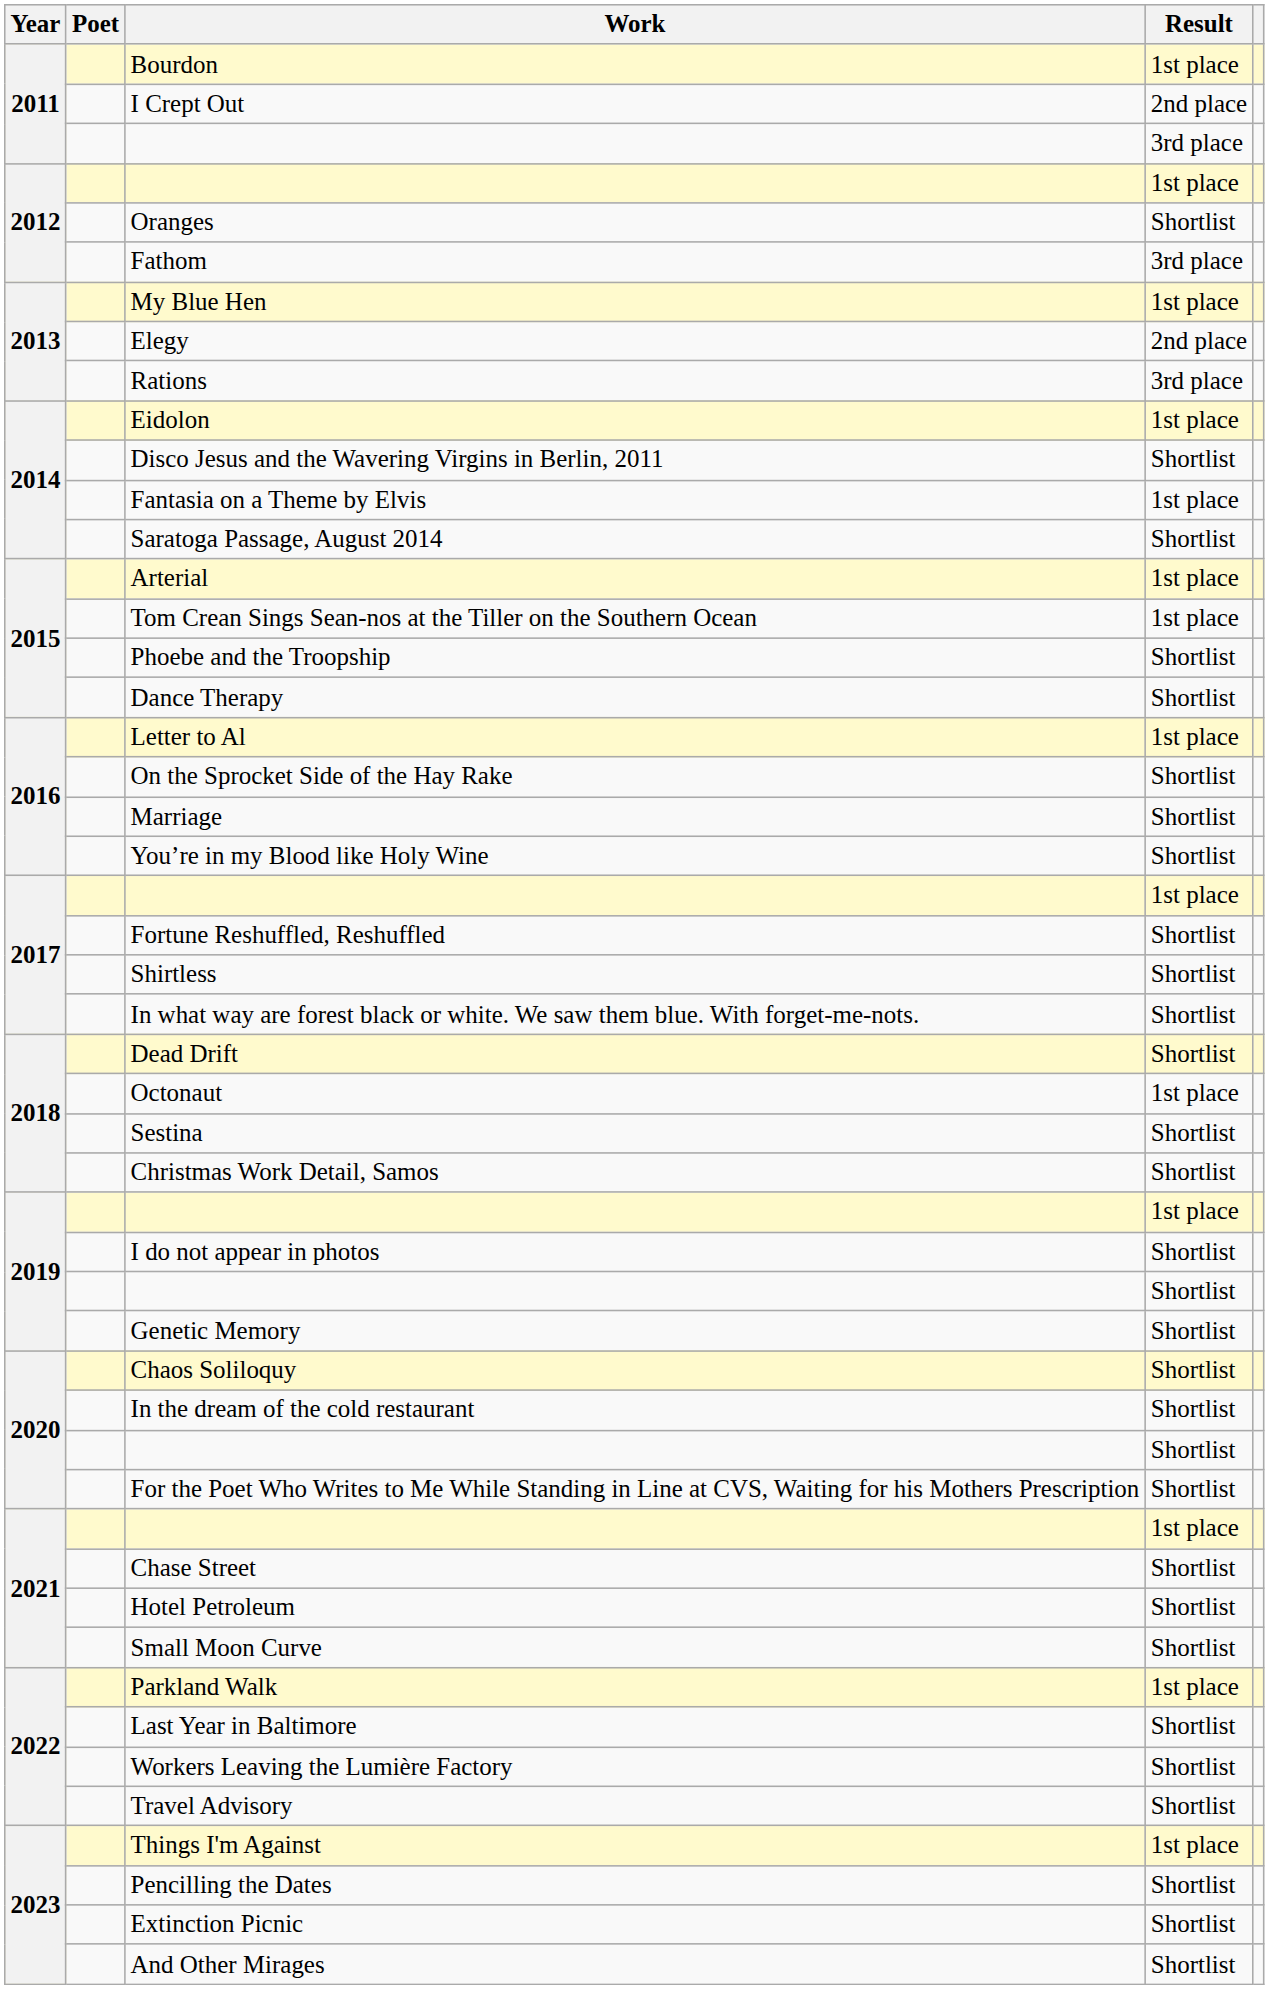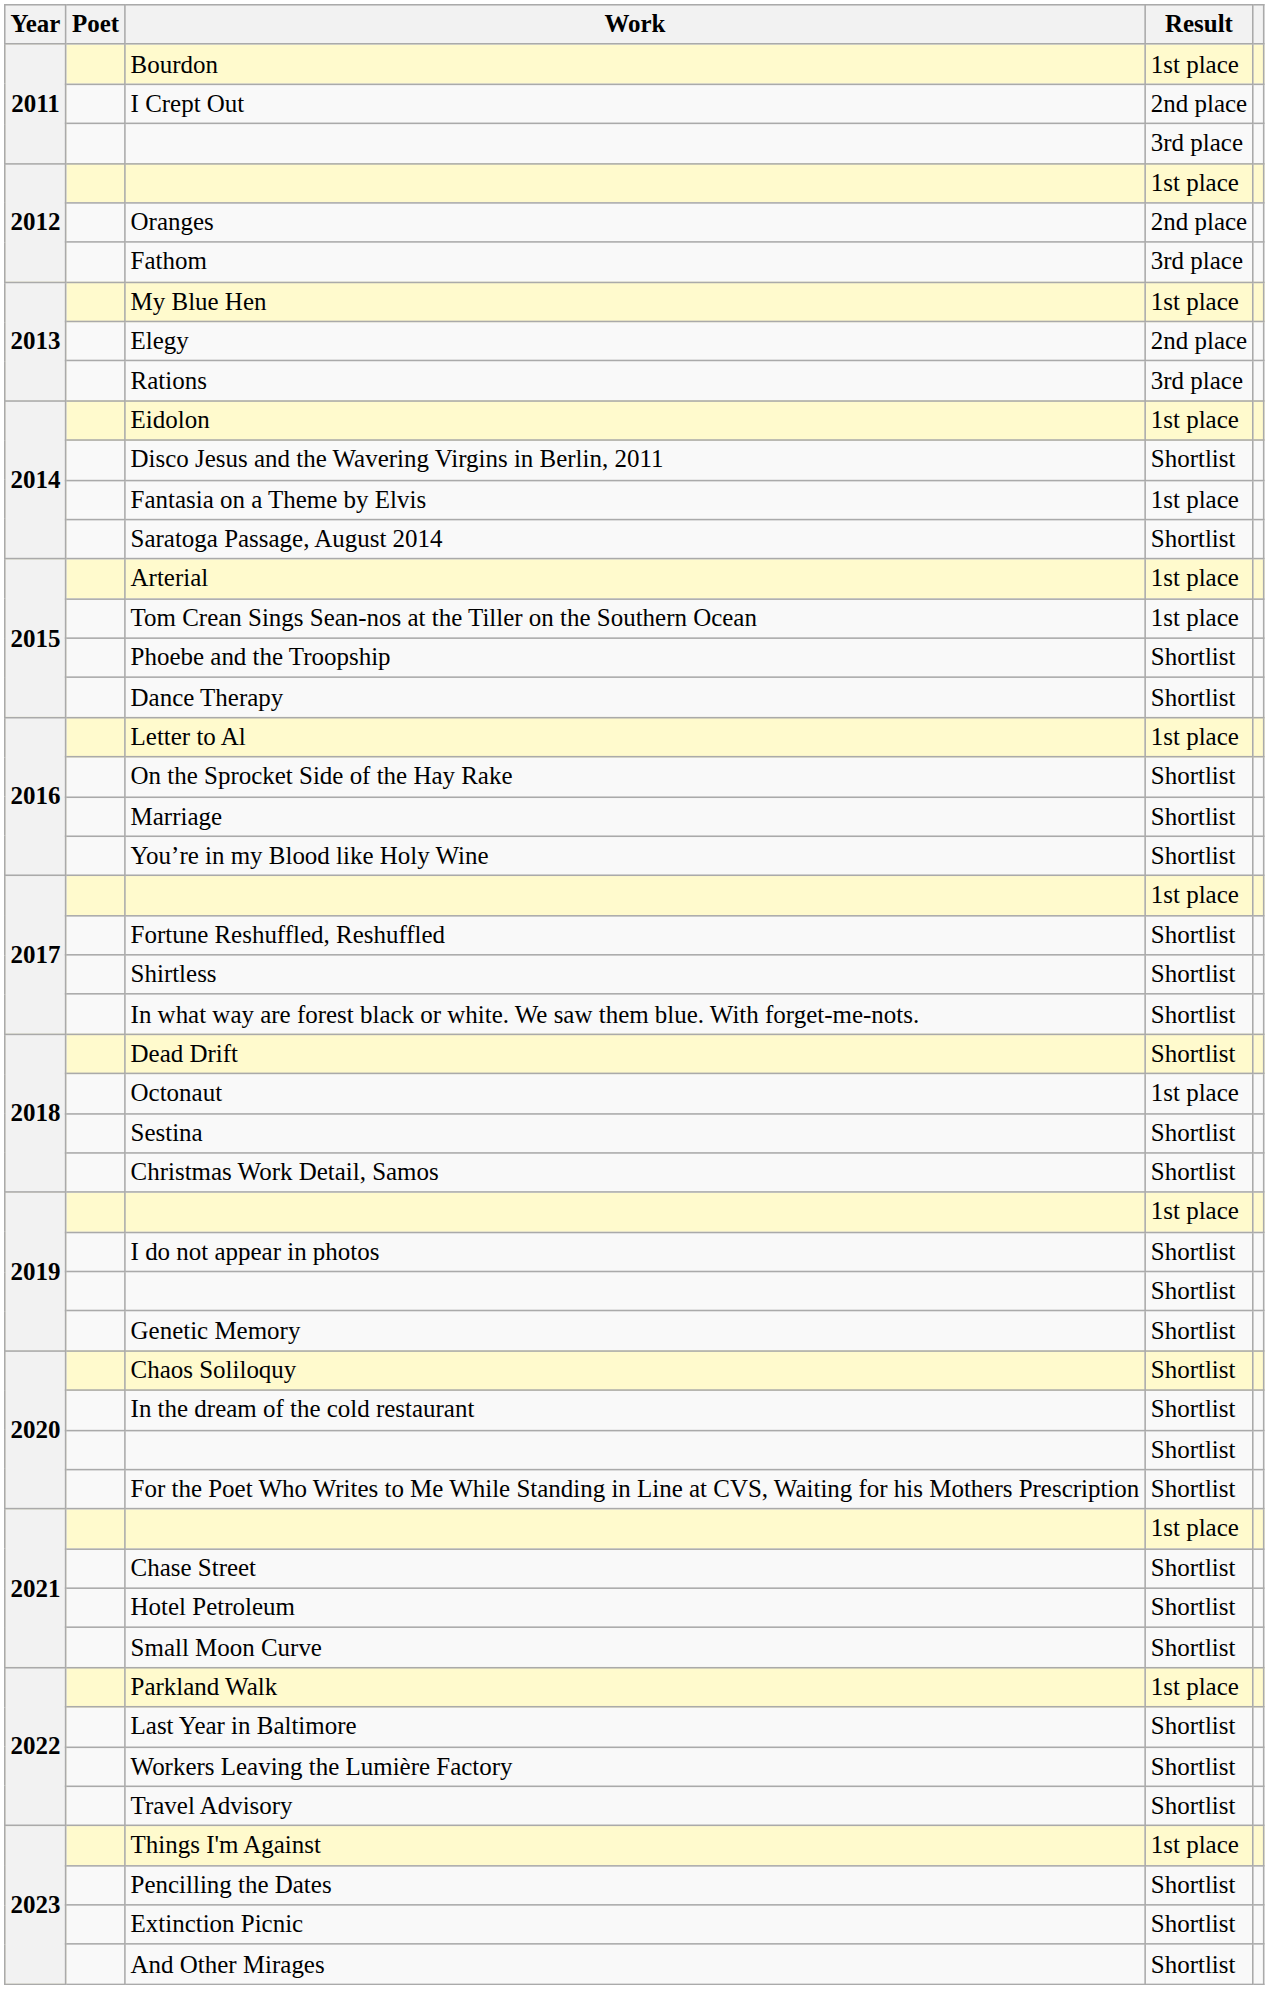(1193, 222) Shortlist -> (1199, 222) 2nd place
